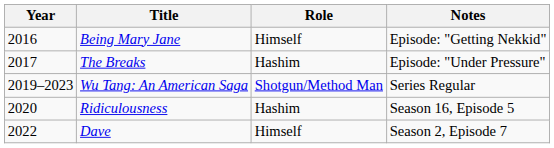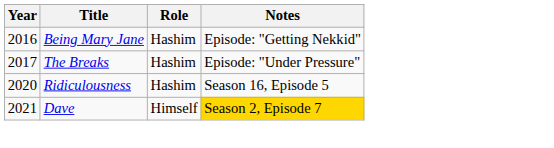(278, 39) Himself -> (173, 39) Hashim
- row: (164, 85)
(22, 131) 2022 -> (22, 108) 2021
(448, 131) no background -> (263, 108) gold background
